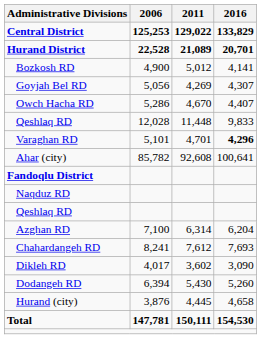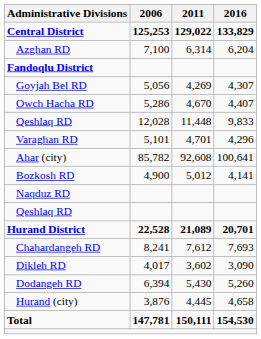rows swapped: (43, 229) <-> (46, 49)
rows swapped: (45, 67) <-> (50, 175)
(241, 139) bold -> (241, 139) normal
